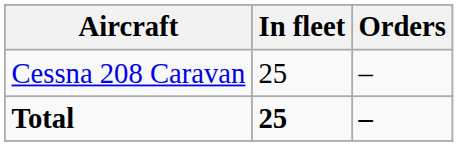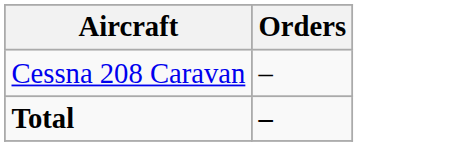- column: (302, 27)
